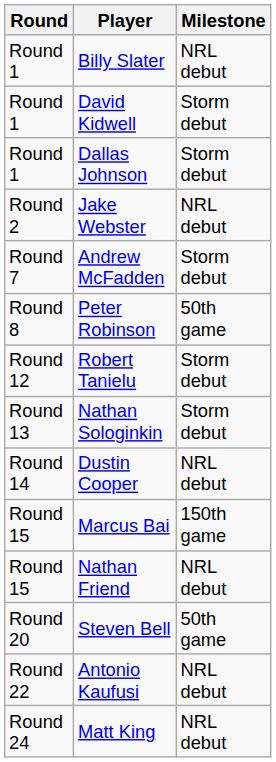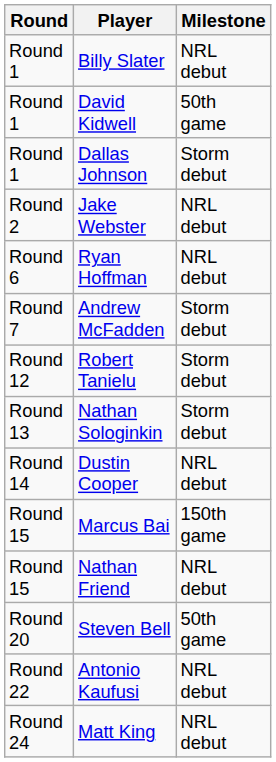(205, 112) Storm debut -> (203, 112) 50th game
+ row: (112, 267)
- row: (117, 319)
